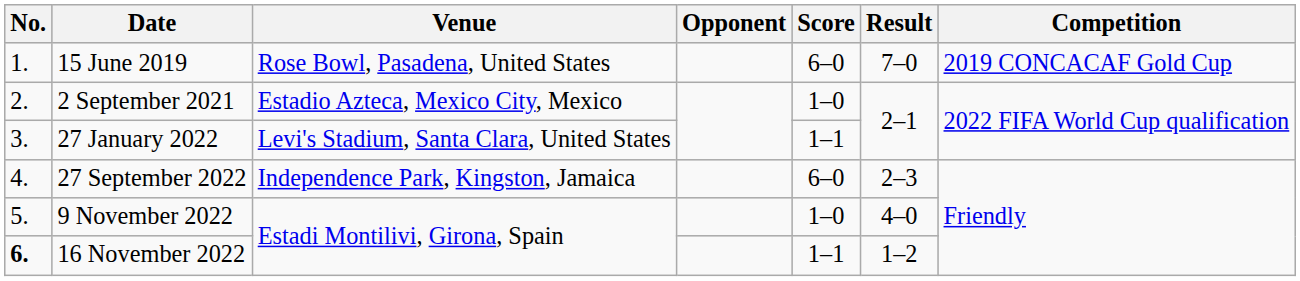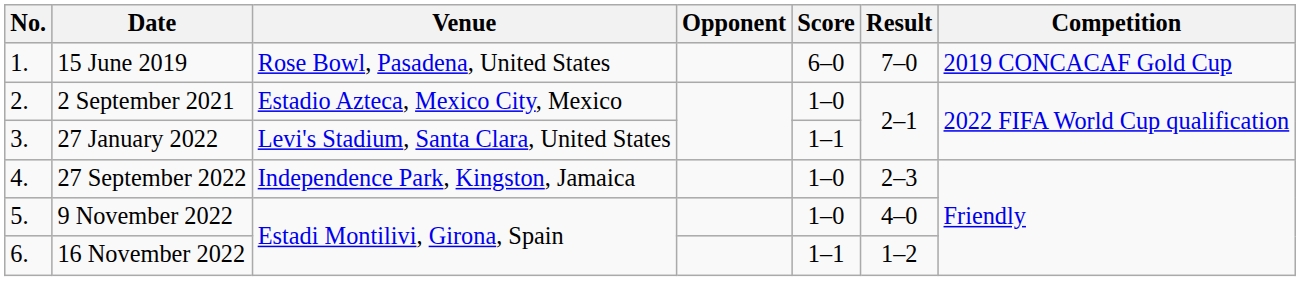(826, 178) 6–0 -> (826, 178) 1–0
(19, 255) bold -> (19, 255) normal
